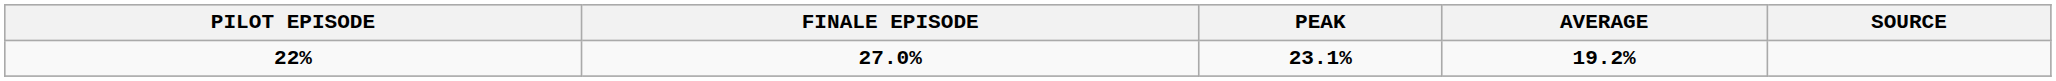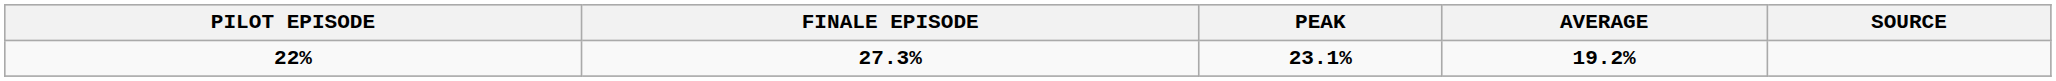(890, 58) 27.0% -> (890, 58) 27.3%
